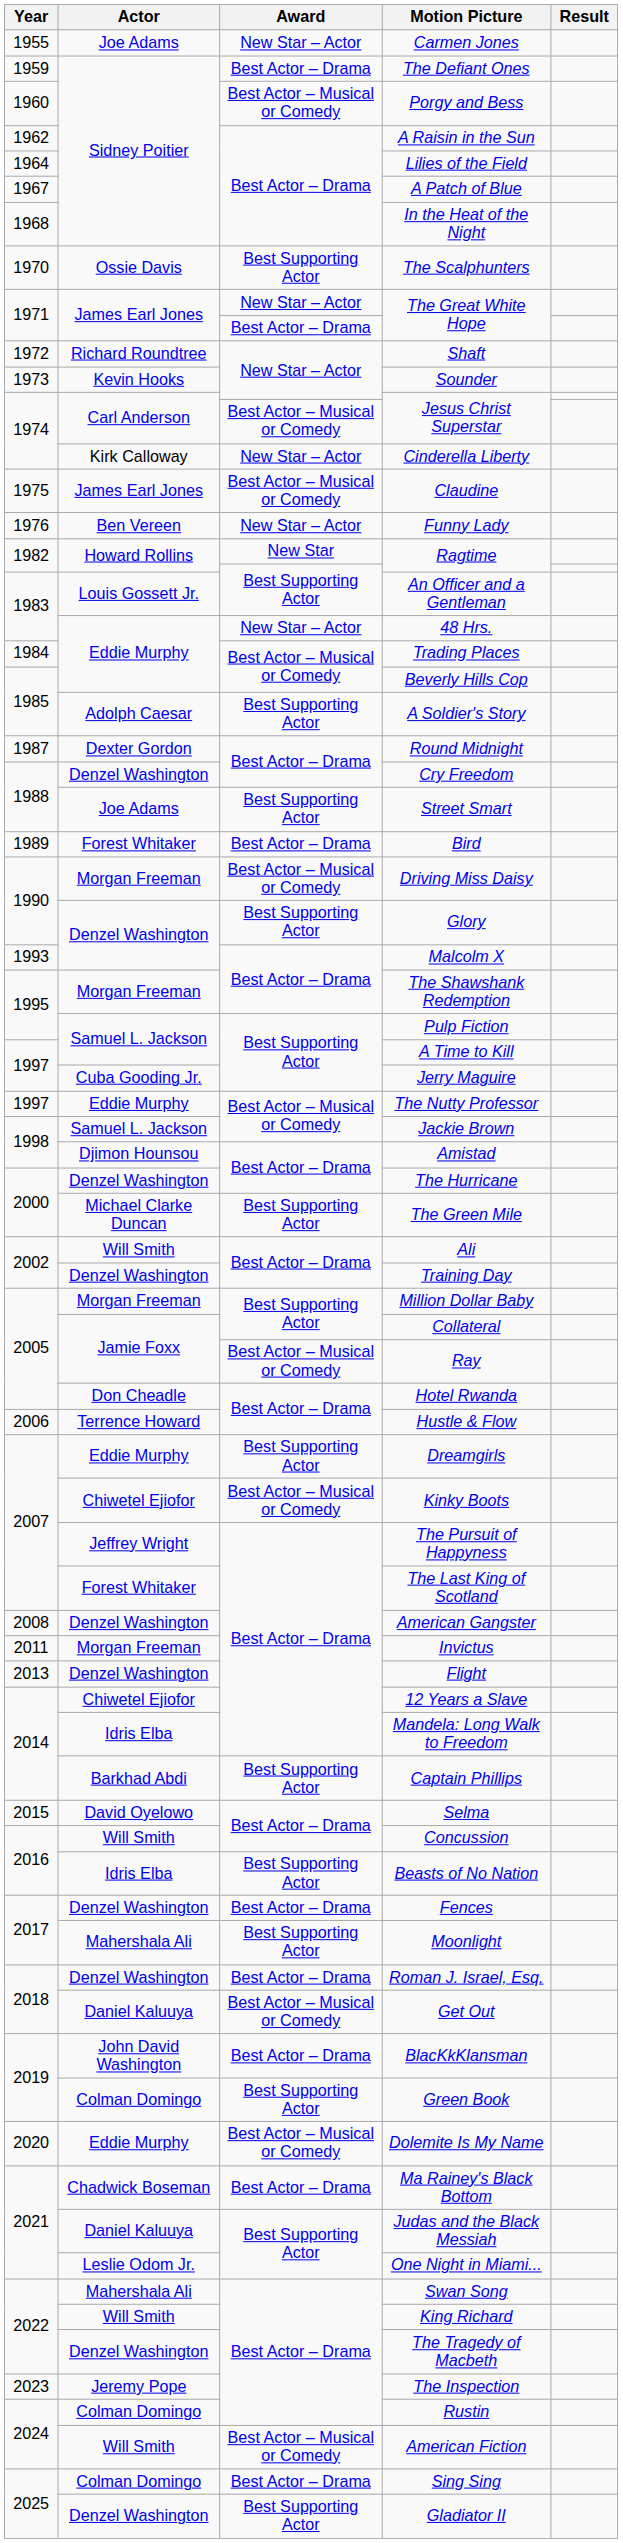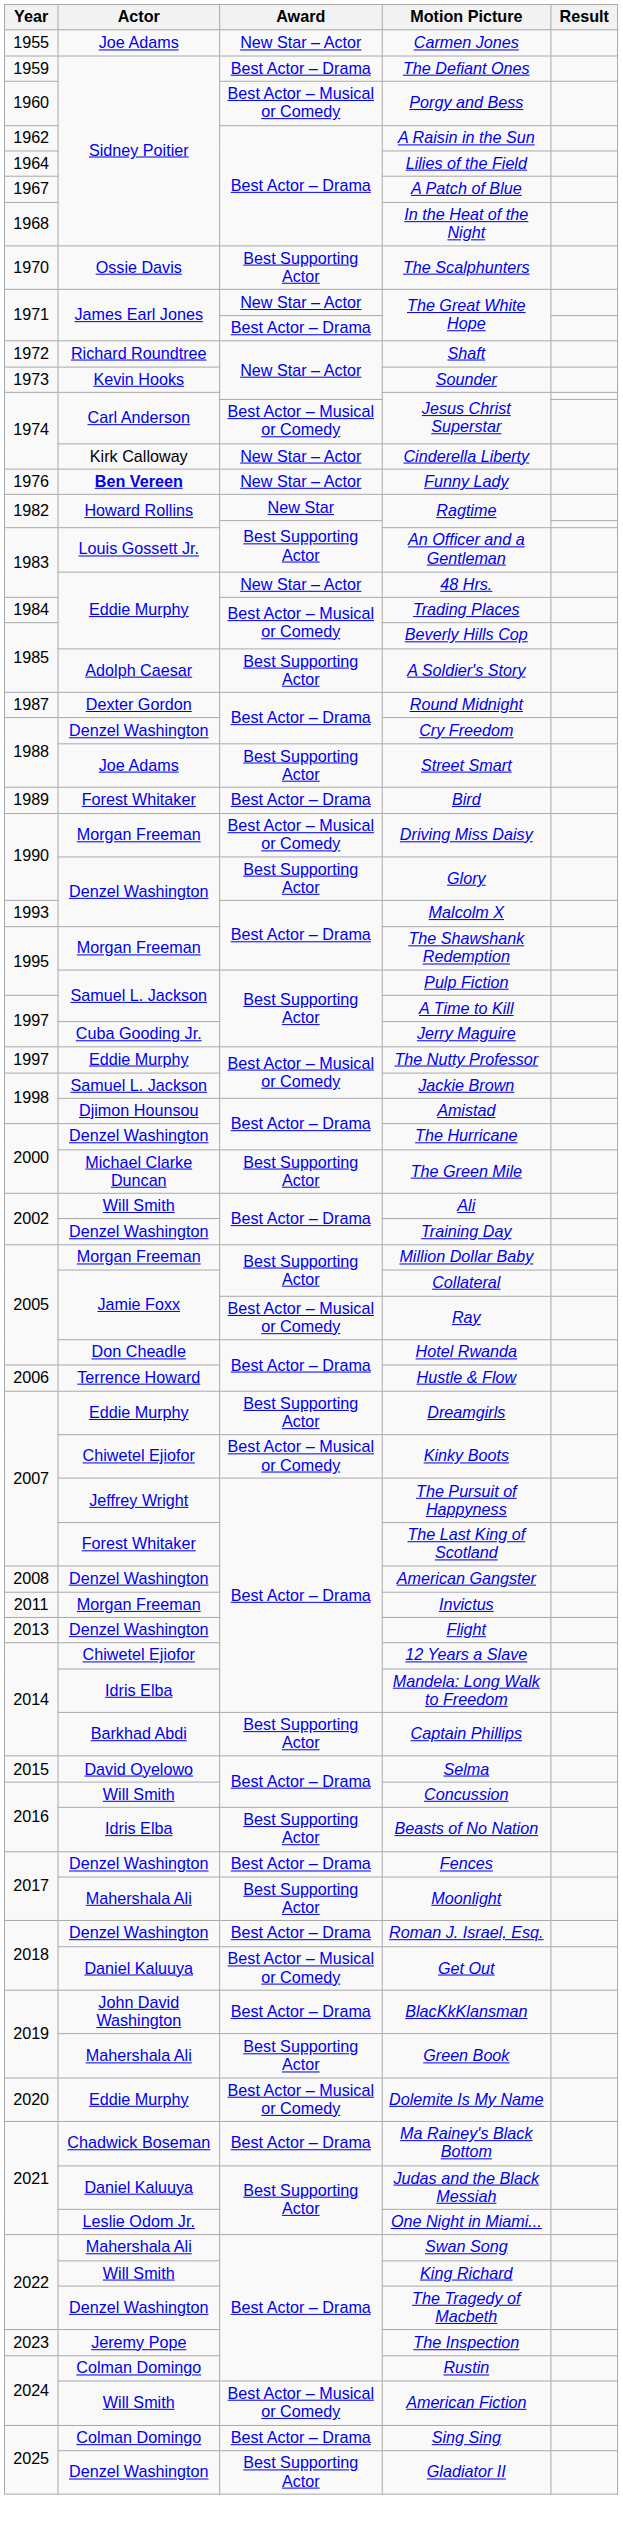- row: (301, 491)
(139, 525) normal -> (139, 481) bold
(139, 2099) Colman Domingo -> (139, 2055) Mahershala Ali
